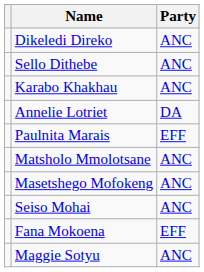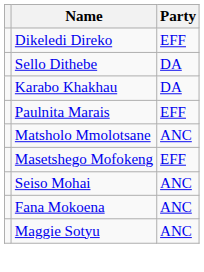(176, 40) ANC -> (173, 40) EFF
(176, 64) ANC -> (171, 64) DA
(176, 87) ANC -> (171, 87) DA
- row: (61, 111)
(176, 183) ANC -> (173, 159) EFF
(173, 231) EFF -> (176, 207) ANC
